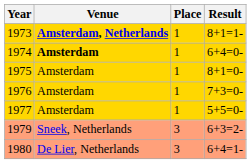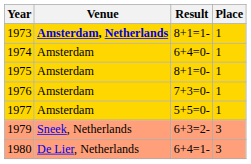columns swapped: (225, 14) <-> (188, 14)
(68, 52) bold -> (65, 52) normal
